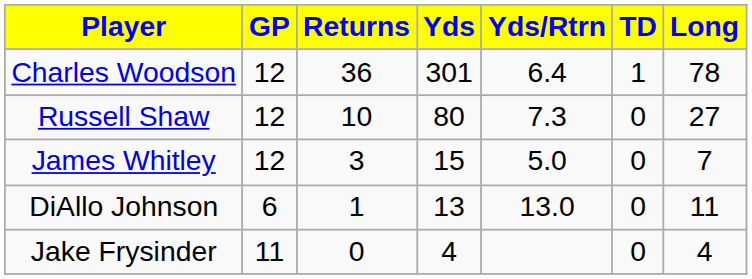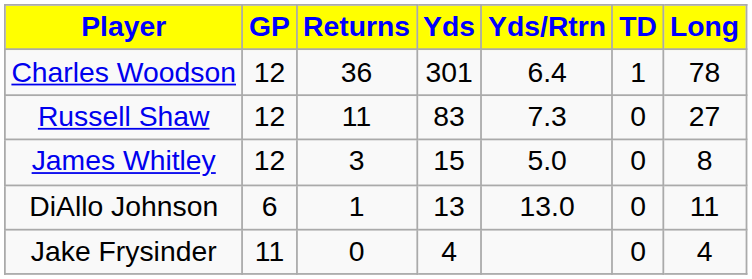(357, 116) 10 -> (357, 116) 11
(449, 116) 80 -> (449, 116) 83
(705, 161) 7 -> (705, 161) 8
